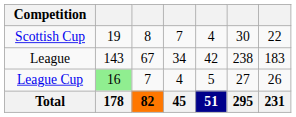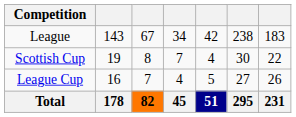rows swapped: (50, 58) <-> (50, 36)
(114, 79) lightgreen background -> (114, 79) no background
